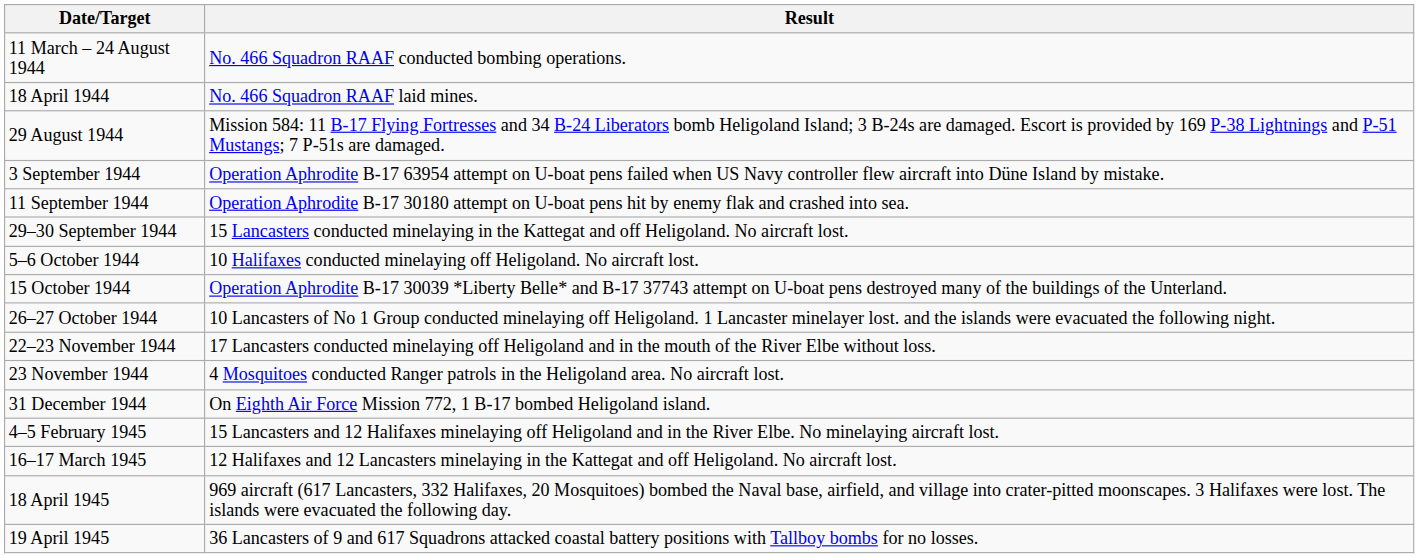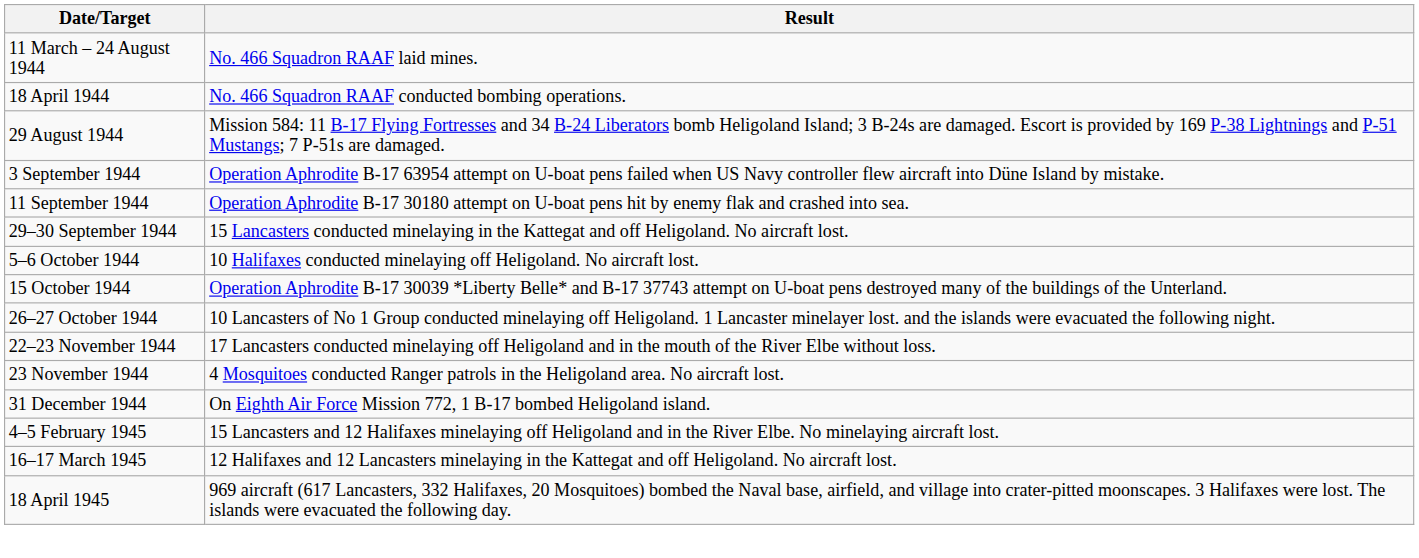(418, 57) No. 466 Squadron RAAF conducted bombing operations. -> (344, 57) No. 466 Squadron RAAF laid mines.
(344, 96) No. 466 Squadron RAAF laid mines. -> (418, 96) No. 466 Squadron RAAF conducted bombing operations.
- row: (59, 538)
